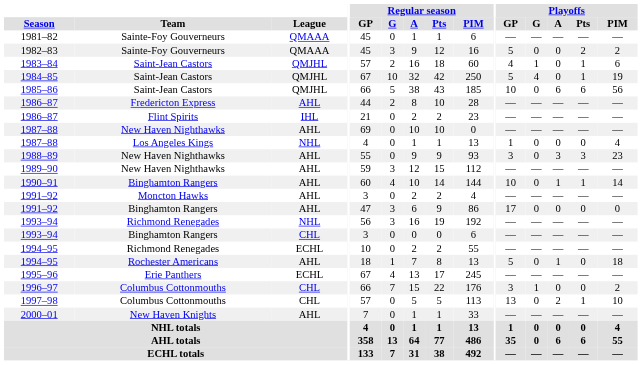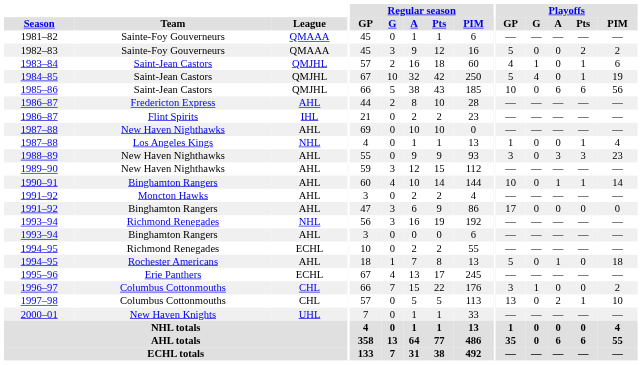(583, 142) 0 -> (583, 142) 1
(309, 235) CHL -> (309, 235) AHL
(309, 314) AHL -> (309, 314) UHL
